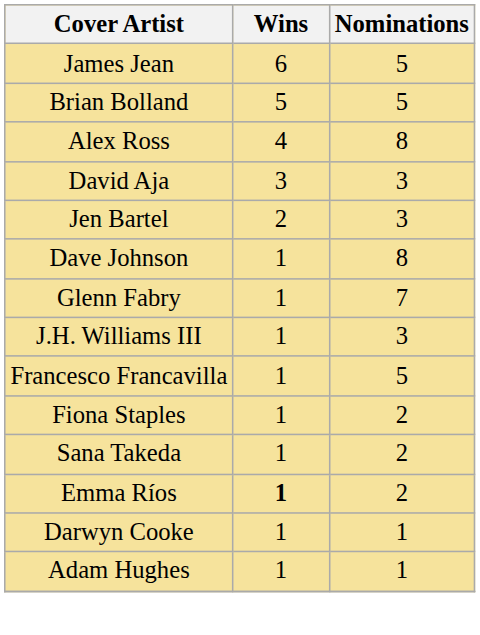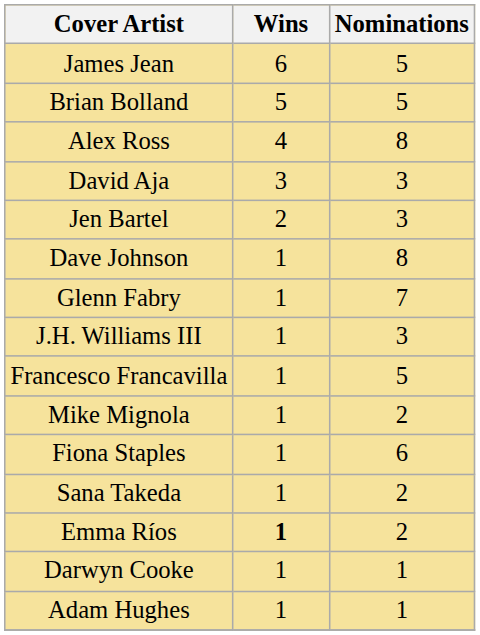+ row: (119, 414)
(402, 414) 2 -> (402, 453) 6
